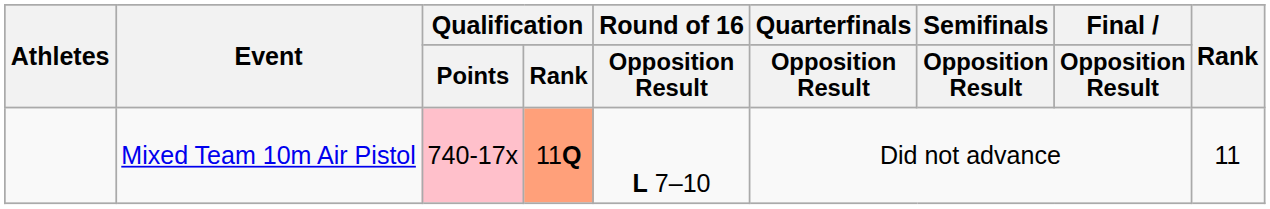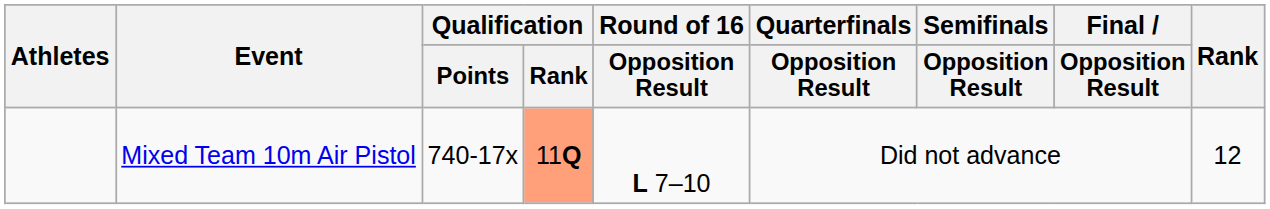(473, 156) pink background -> (473, 156) no background
(1228, 156) 11 -> (1228, 156) 12
